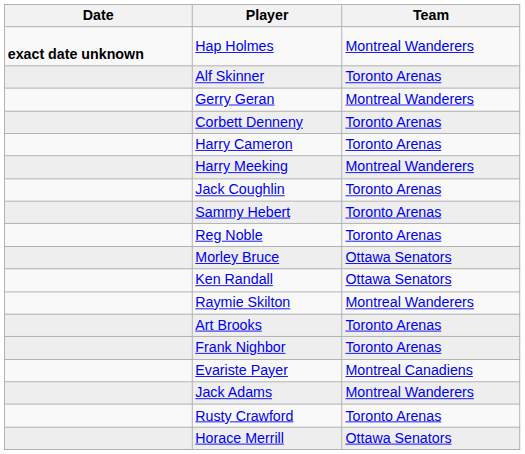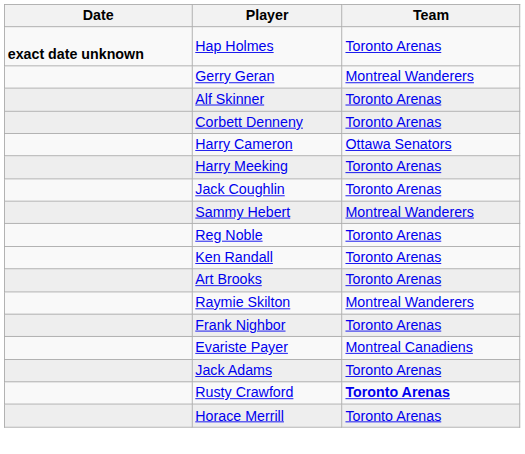(410, 46) Montreal Wanderers -> (393, 46) Toronto Arenas
rows swapped: (230, 76) <-> (235, 99)
(393, 144) Toronto Arenas -> (398, 144) Ottawa Senators
(410, 167) Montreal Wanderers -> (393, 167) Toronto Arenas
(393, 212) Toronto Arenas -> (410, 212) Montreal Wanderers
- row: (237, 257)
(398, 280) Ottawa Senators -> (393, 257) Toronto Arenas
rows swapped: (229, 325) <-> (243, 302)
(410, 393) Montreal Wanderers -> (393, 370) Toronto Arenas
(393, 415) normal -> (398, 393) bold
(398, 438) Ottawa Senators -> (393, 415) Toronto Arenas
